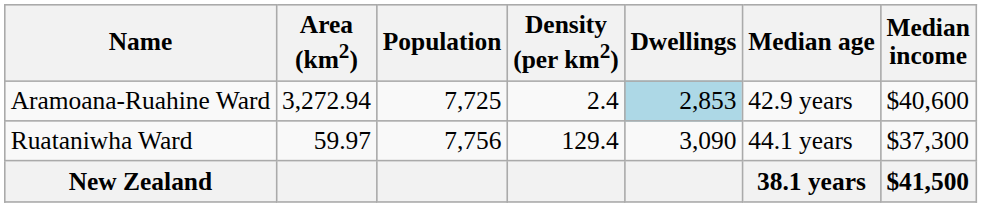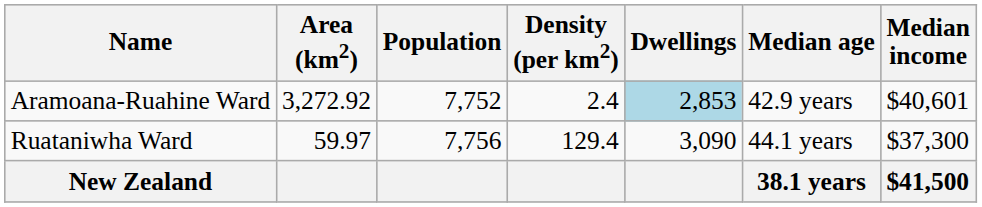(326, 100) 3,272.94 -> (326, 100) 3,272.92
(473, 100) 7,725 -> (473, 100) 7,752
(928, 100) $40,600 -> (928, 100) $40,601
